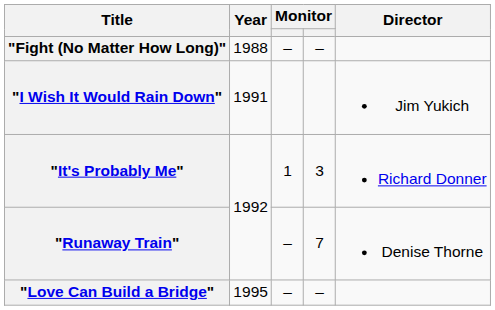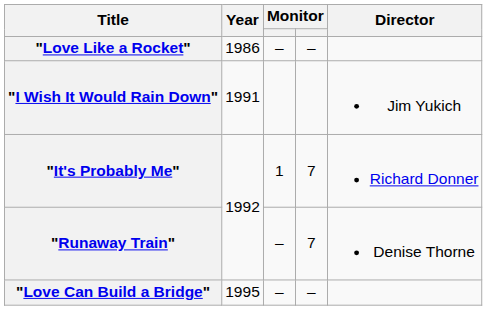+ row: (113, 48)
- row: (117, 48)
(320, 170) 3 -> (311, 170) 7
